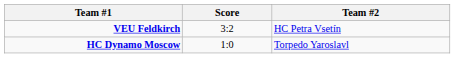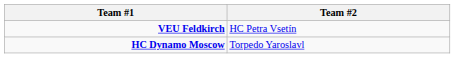- column: (227, 12)
